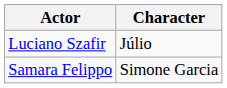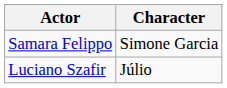rows swapped: (60, 69) <-> (57, 43)
